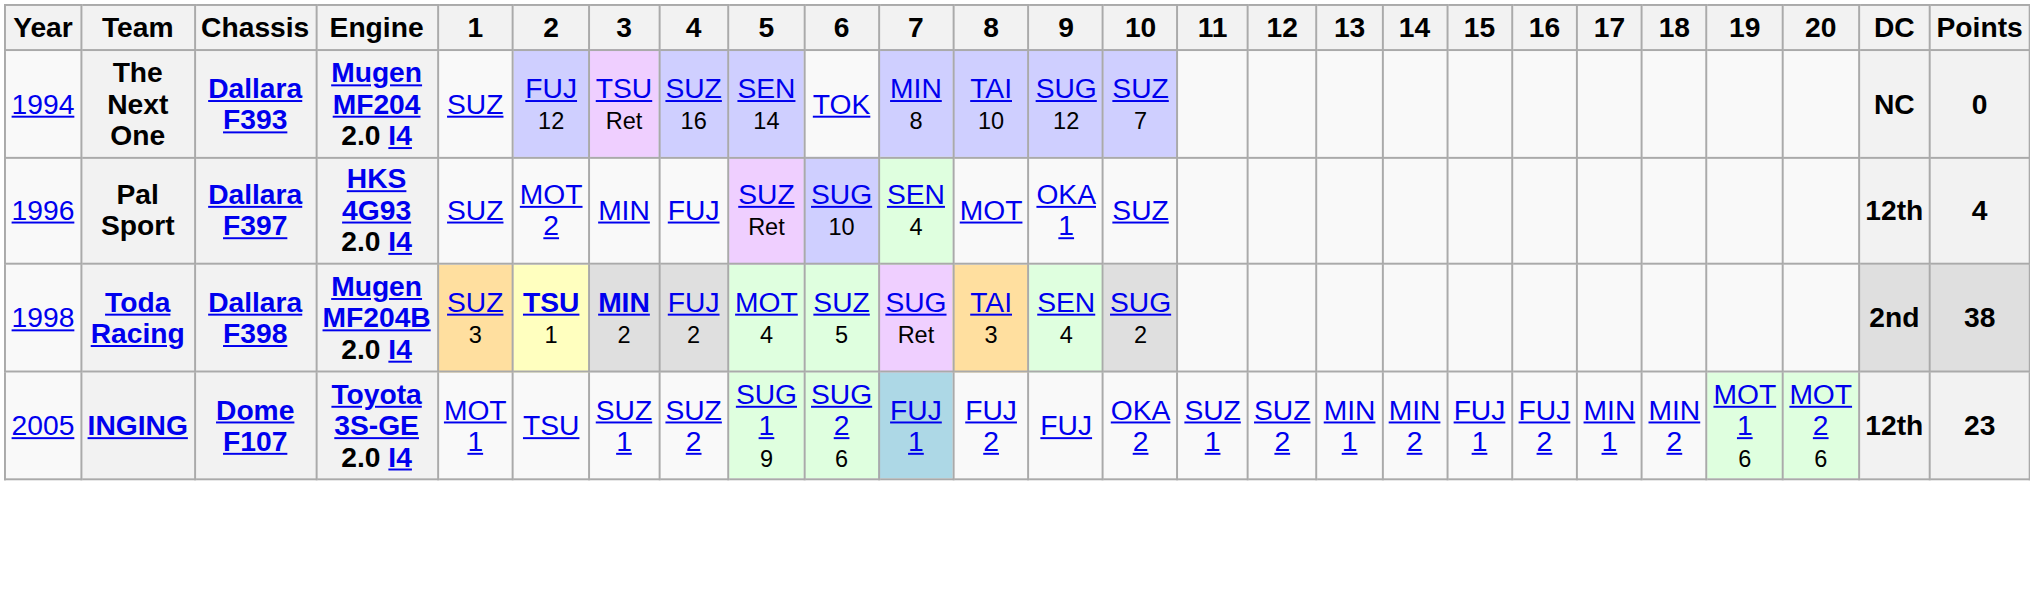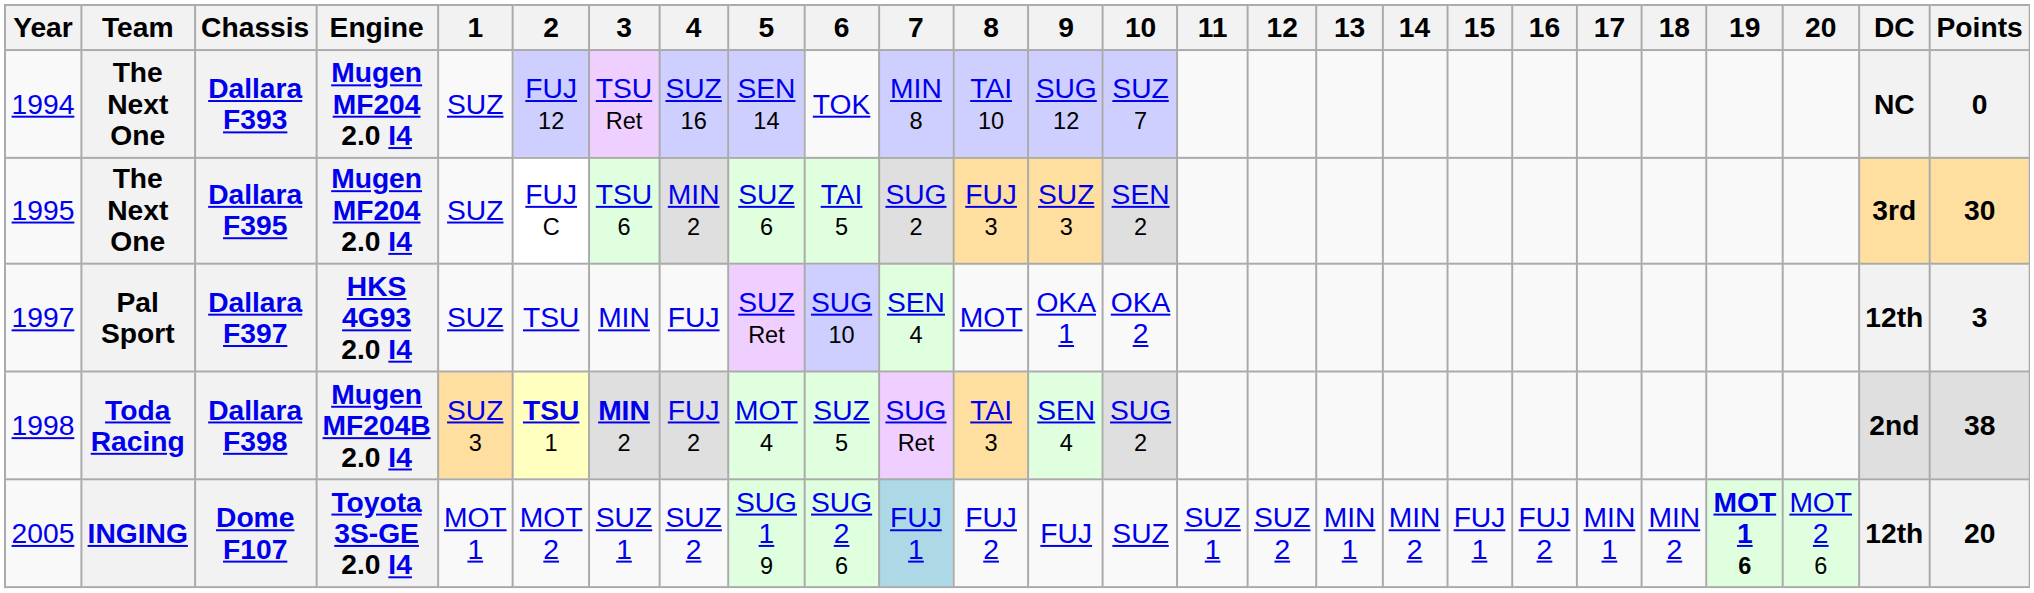+ row: (255, 211)
(43, 211) 1996 -> (43, 318) 1997
(551, 211) MOT 2 -> (551, 318) TSU
(1141, 211) SUZ -> (1141, 318) OKA 2
(1980, 211) 4 -> (1980, 318) 3
(551, 426) TSU -> (551, 533) MOT 2
(1141, 426) OKA 2 -> (1141, 533) SUZ
(1745, 426) normal -> (1745, 533) bold
(1980, 426) 23 -> (1980, 533) 20
